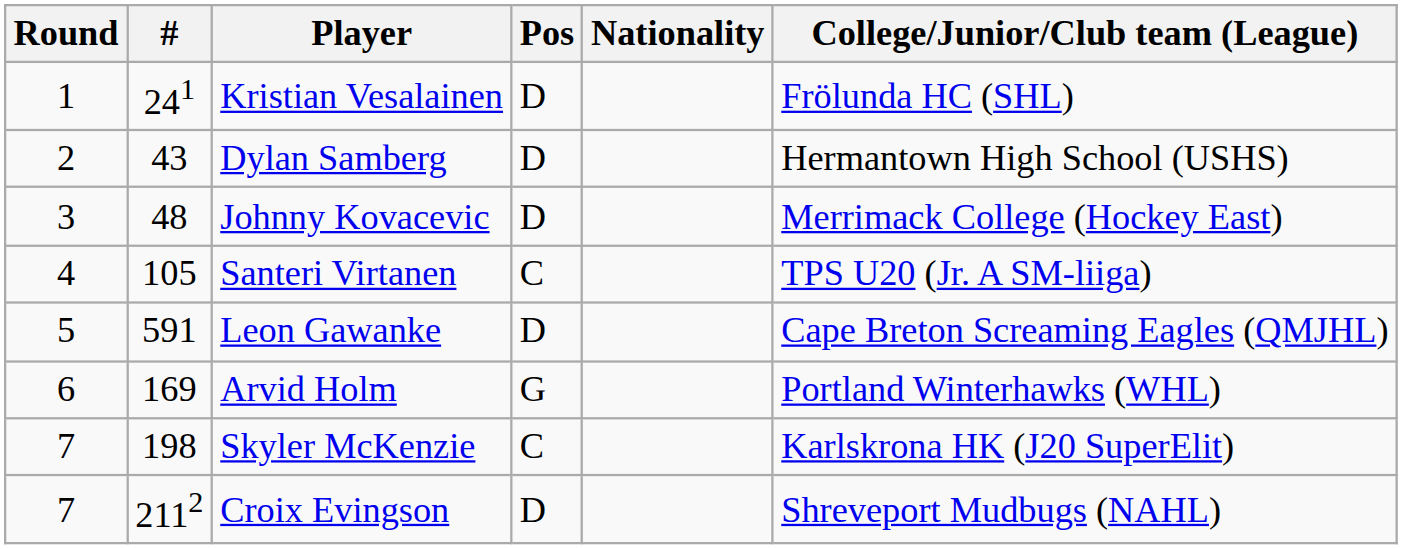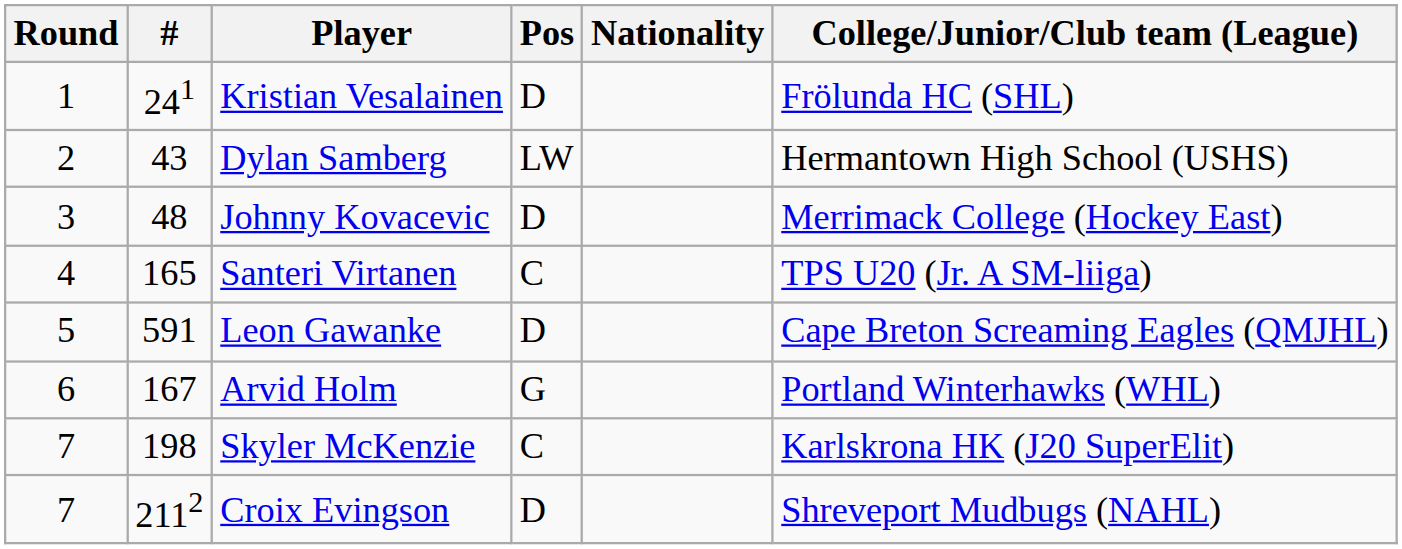(533, 158) D -> (547, 158) LW
(169, 273) 105 -> (169, 273) 165
(169, 388) 169 -> (169, 388) 167
